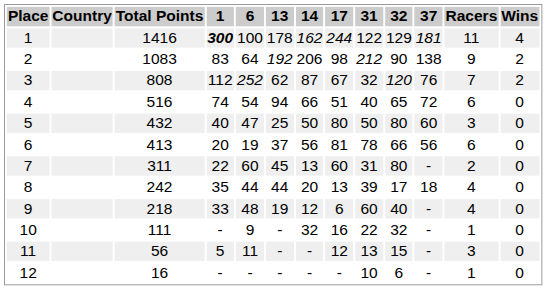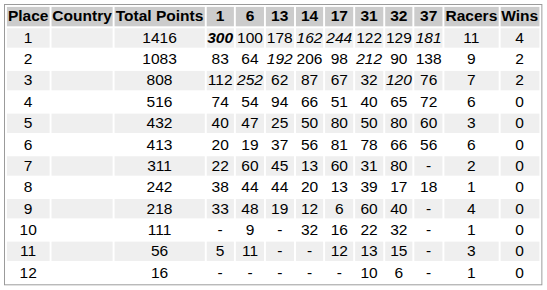(220, 187) 35 -> (220, 187) 38
(471, 187) 4 -> (471, 187) 1
